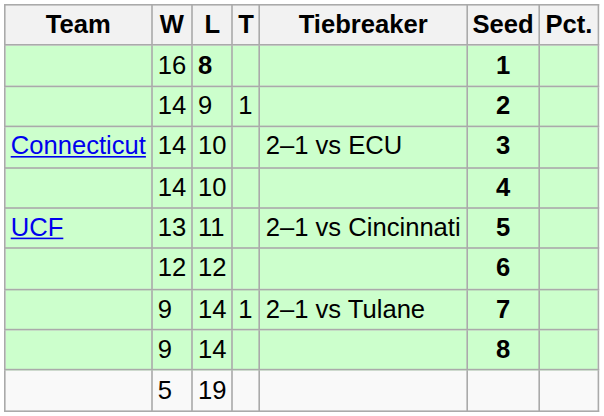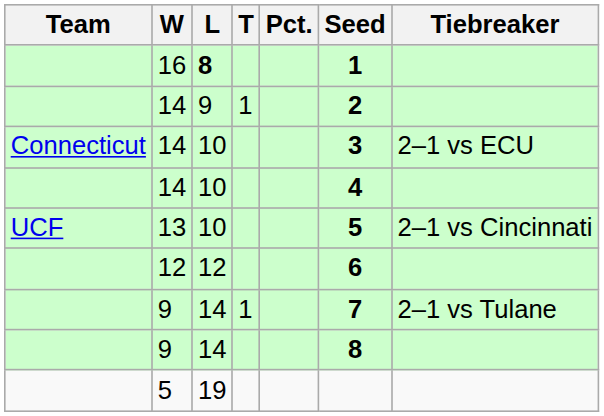columns swapped: (569, 24) <-> (363, 24)
(211, 227) 11 -> (212, 227) 10
